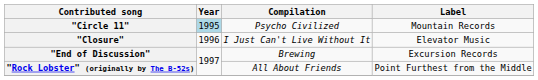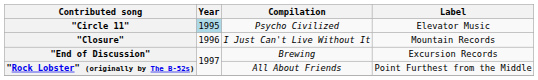(453, 26) Mountain Records -> (453, 26) Elevator Music
(453, 40) Elevator Music -> (453, 40) Mountain Records
